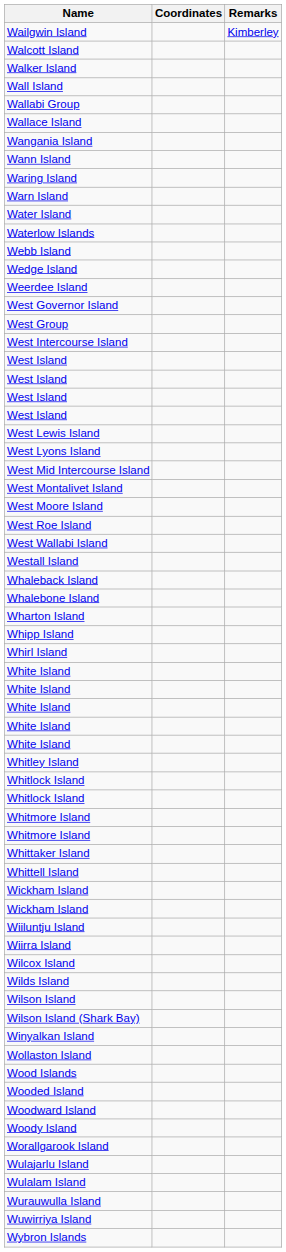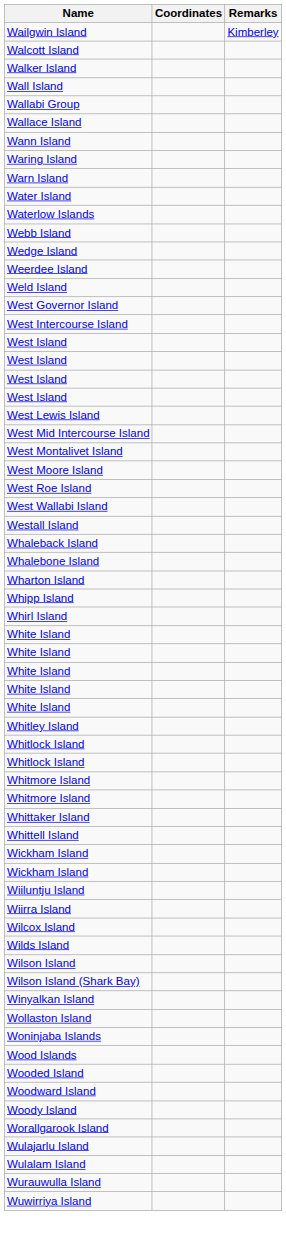- row: (50, 141)
+ row: (37, 287)
- row: (38, 324)
- row: (54, 452)
+ row: (54, 1036)
- row: (47, 1237)
